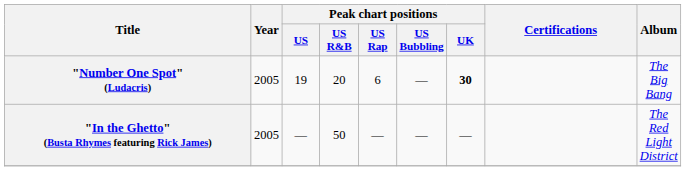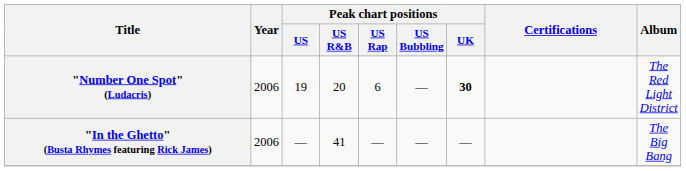(266, 80) 2005 -> (266, 87) 2006
(659, 80) The Big Bang -> (659, 87) The Red Light District
(266, 134) 2005 -> (266, 141) 2006
(339, 134) 50 -> (339, 141) 41
(659, 134) The Red Light District -> (659, 141) The Big Bang
